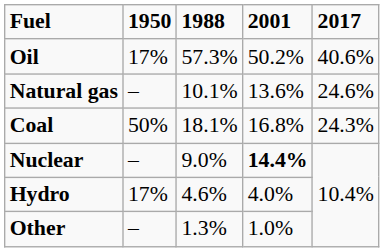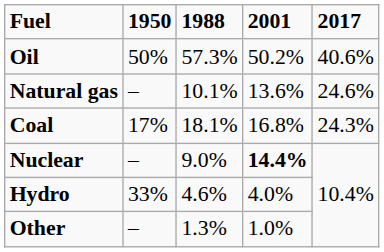(148, 56) 17% -> (148, 56) 50%
(148, 125) 50% -> (148, 125) 17%
(148, 194) 17% -> (148, 194) 33%
